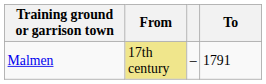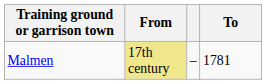(217, 60) 1791 -> (217, 60) 1781
